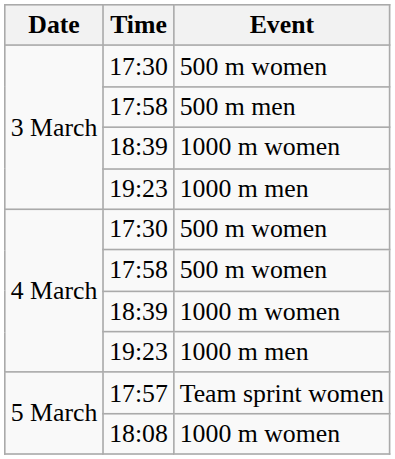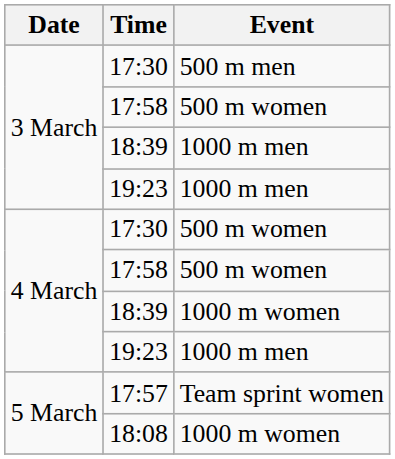(253, 65) 500 m women -> (238, 65) 500 m men
(238, 106) 500 m men -> (253, 106) 500 m women
(260, 147) 1000 m women -> (244, 147) 1000 m men
